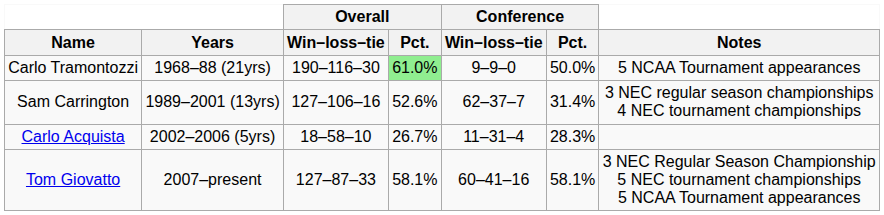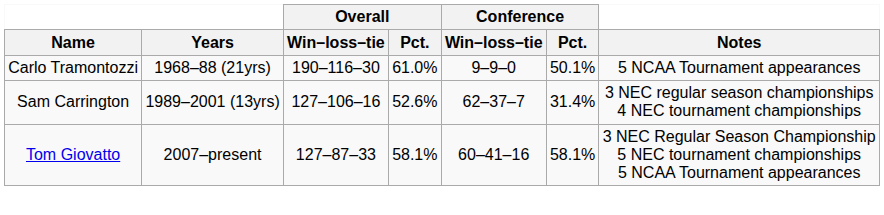(415, 67) lightgreen background -> (415, 67) no background
(573, 67) 50.0% -> (573, 67) 50.1%
- row: (73, 136)
